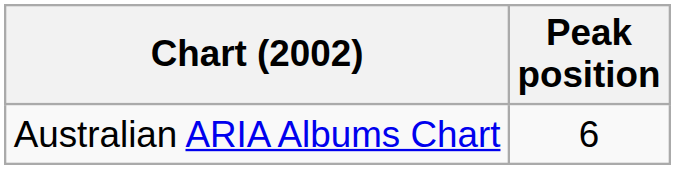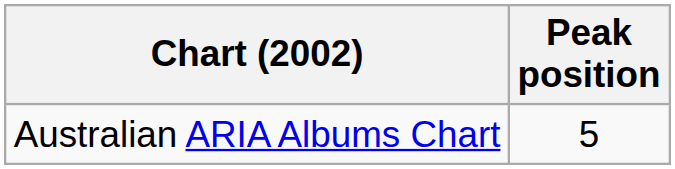(589, 133) 6 -> (589, 133) 5
